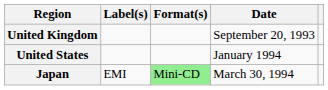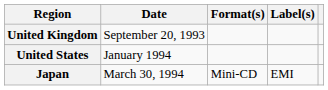columns swapped: (264, 14) <-> (126, 14)
(177, 74) lightgreen background -> (234, 74) no background
